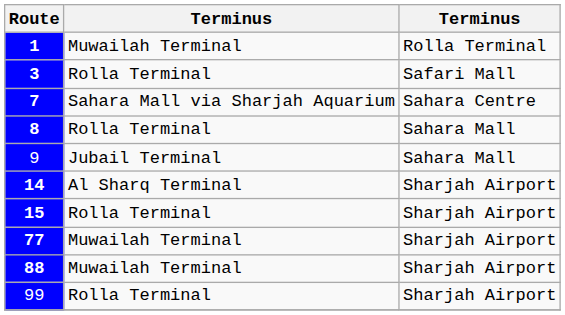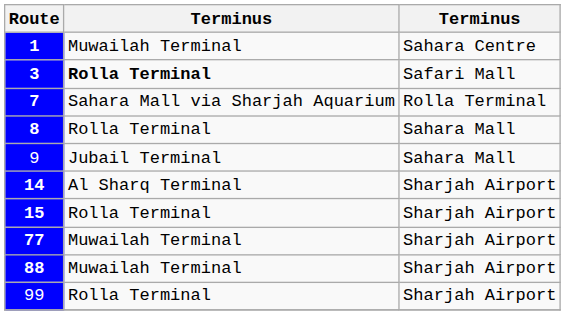(475, 46) Rolla Terminal -> (469, 46) Sahara Centre
(139, 74) normal -> (139, 74) bold
(469, 102) Sahara Centre -> (475, 102) Rolla Terminal
